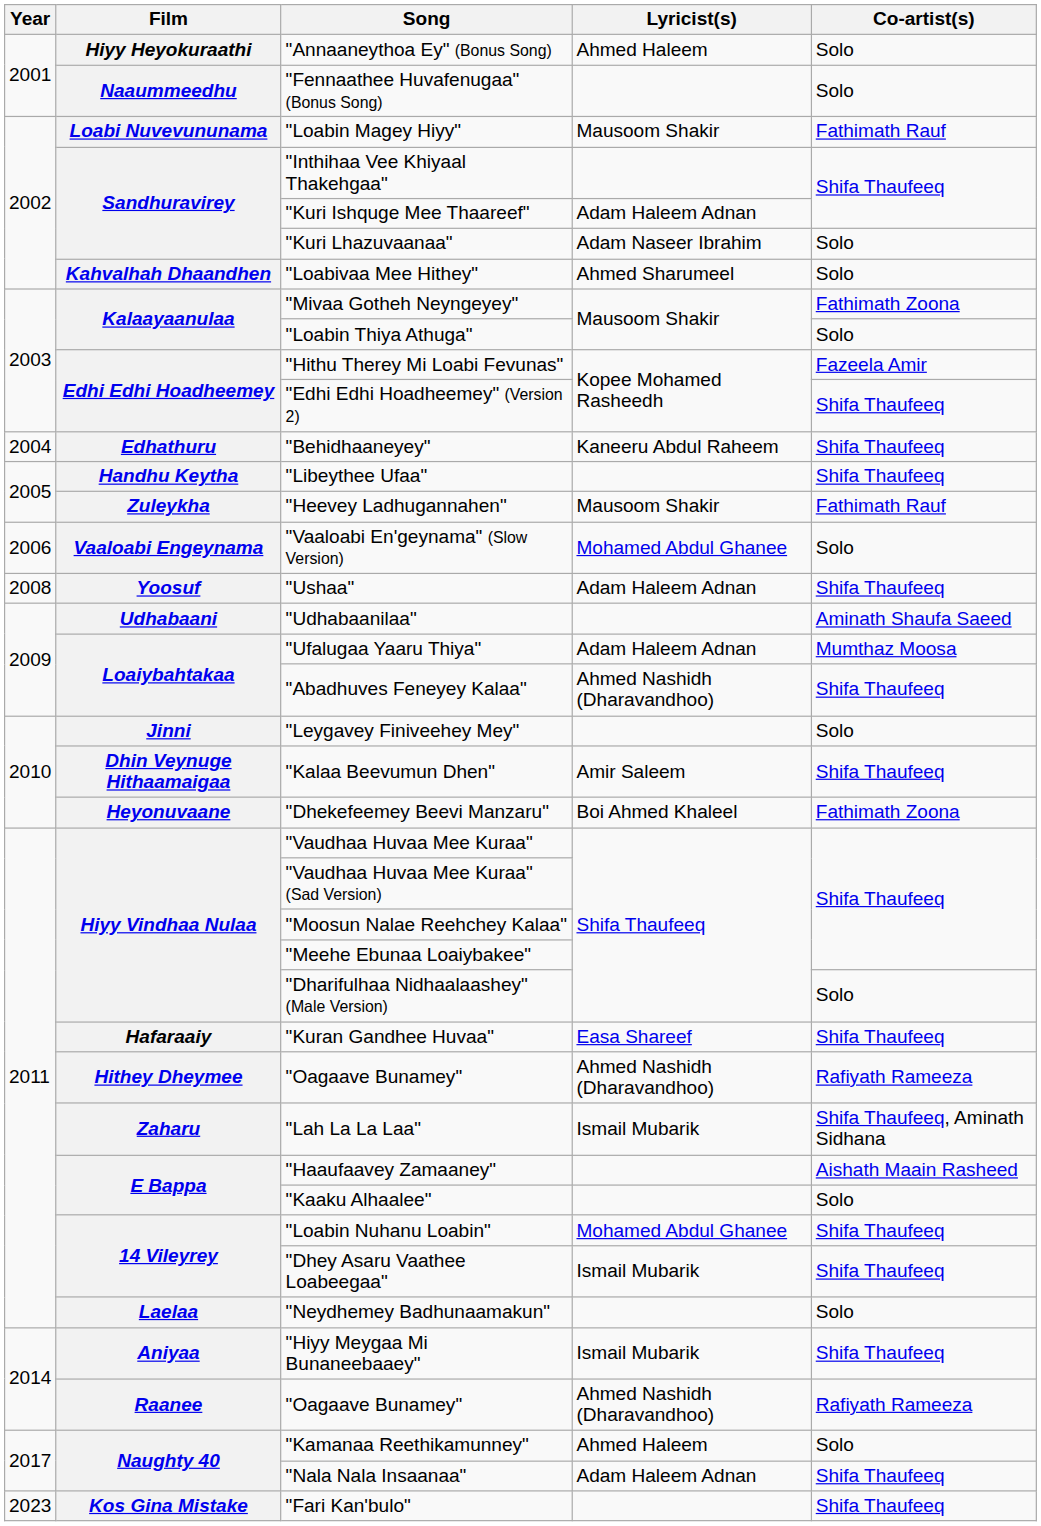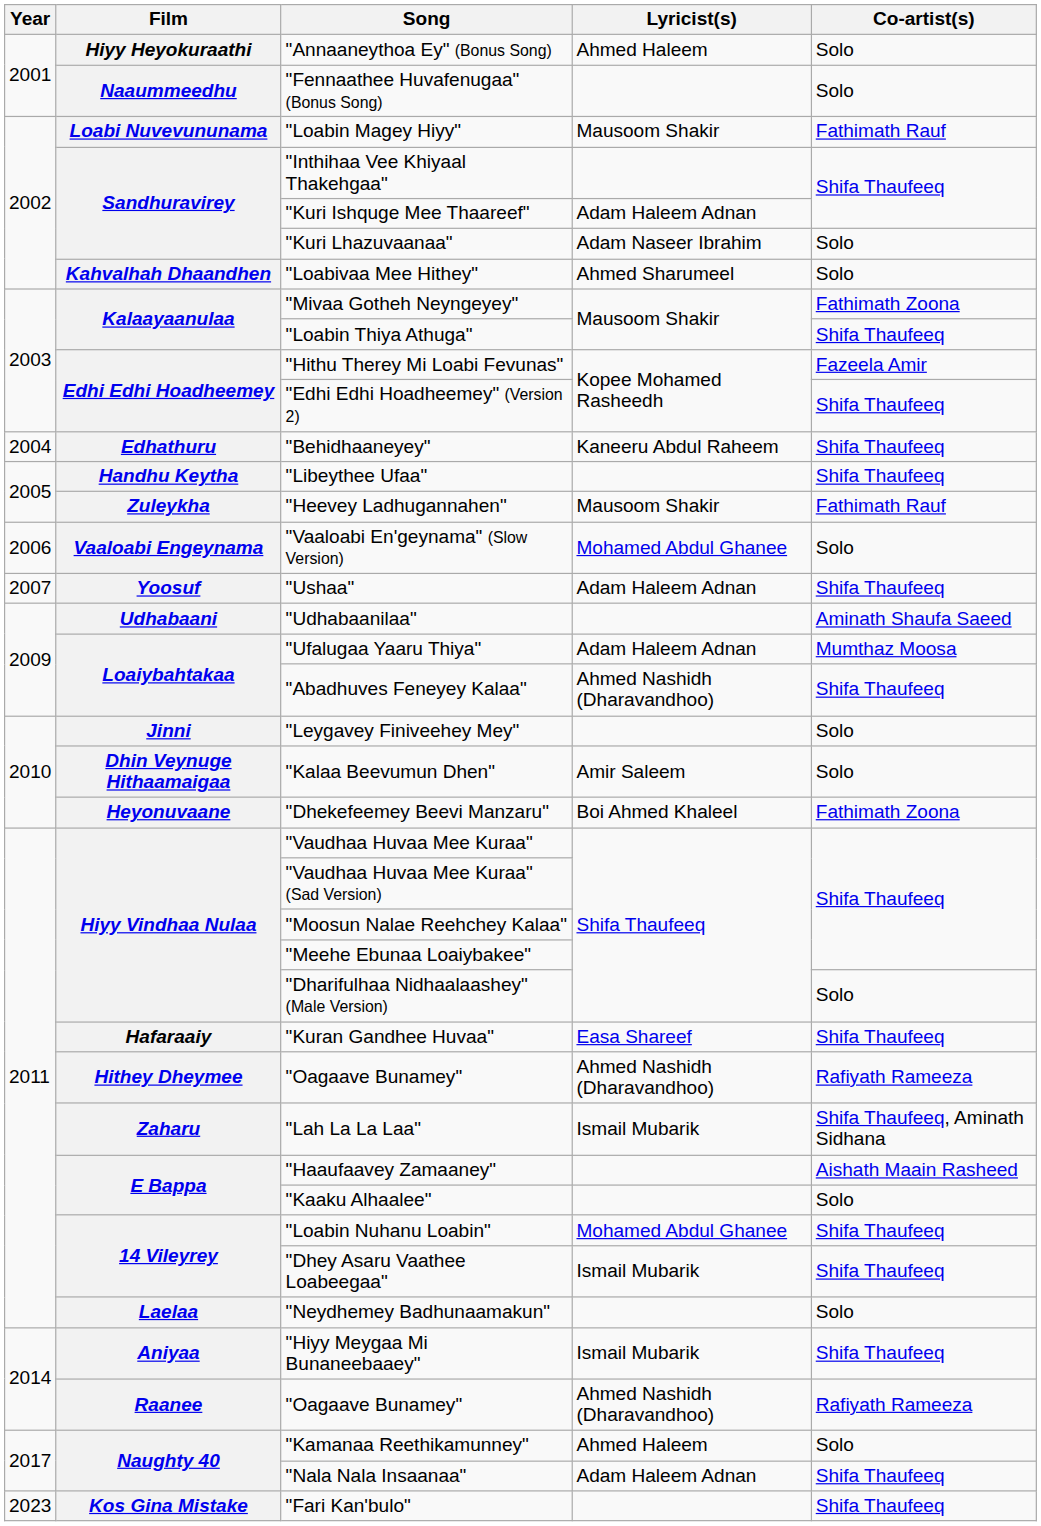(835, 334) Solo -> (880, 334) Shifa Thaufeeq
(30, 588) 2008 -> (30, 588) 2007
(880, 771) Shifa Thaufeeq -> (835, 771) Solo
